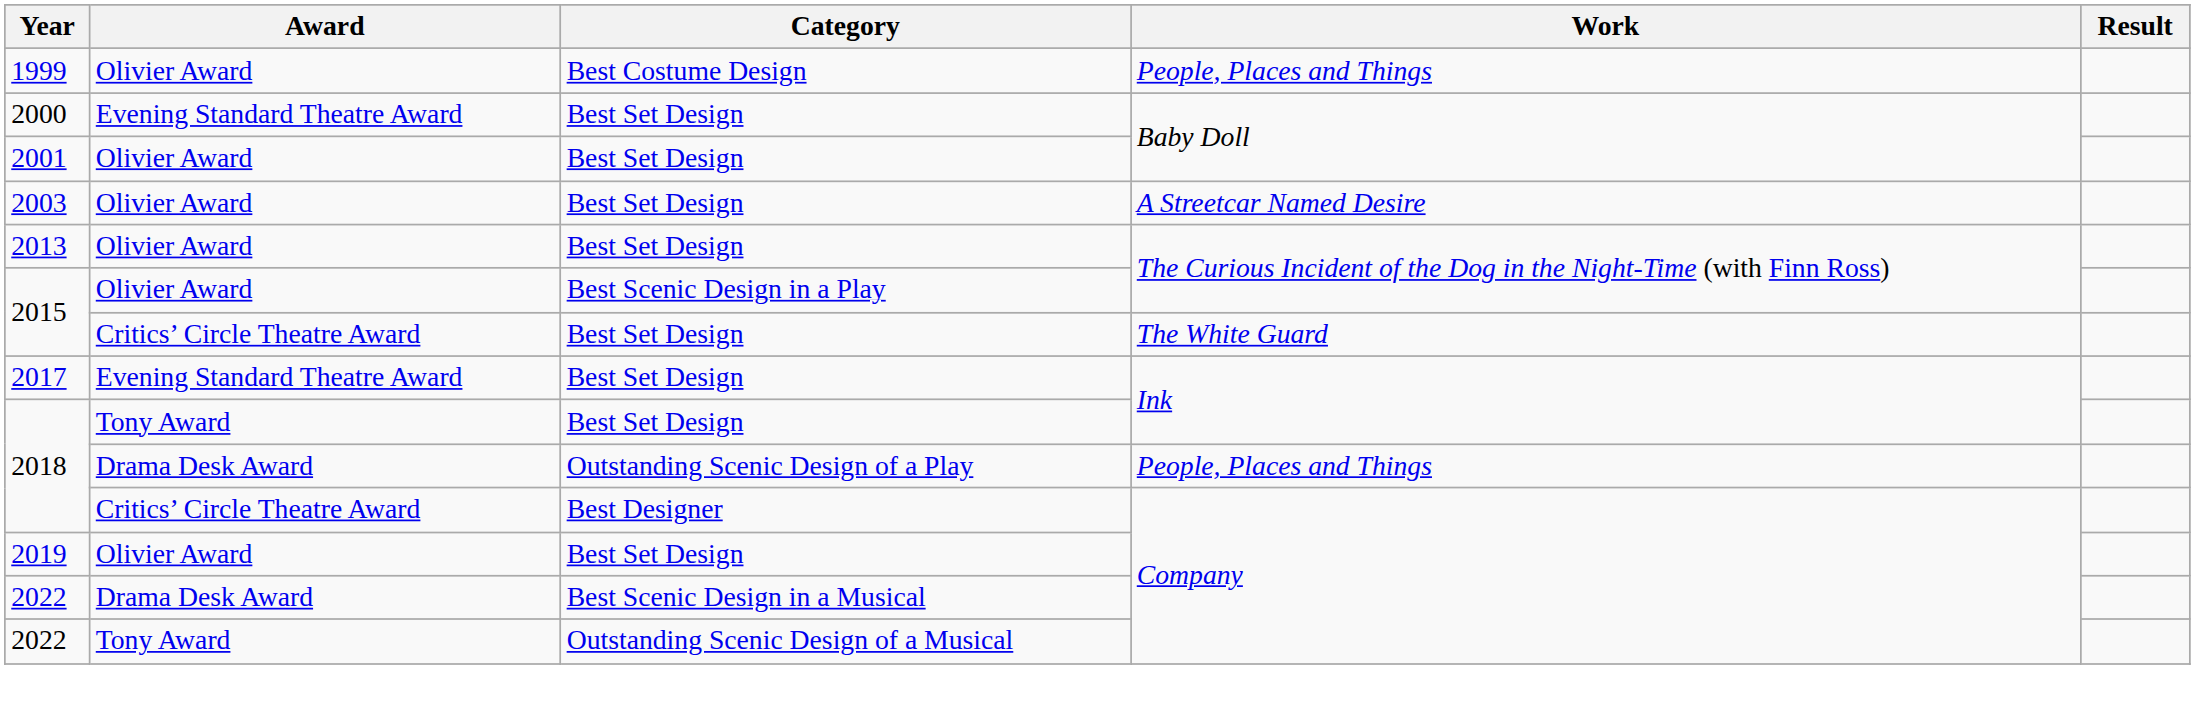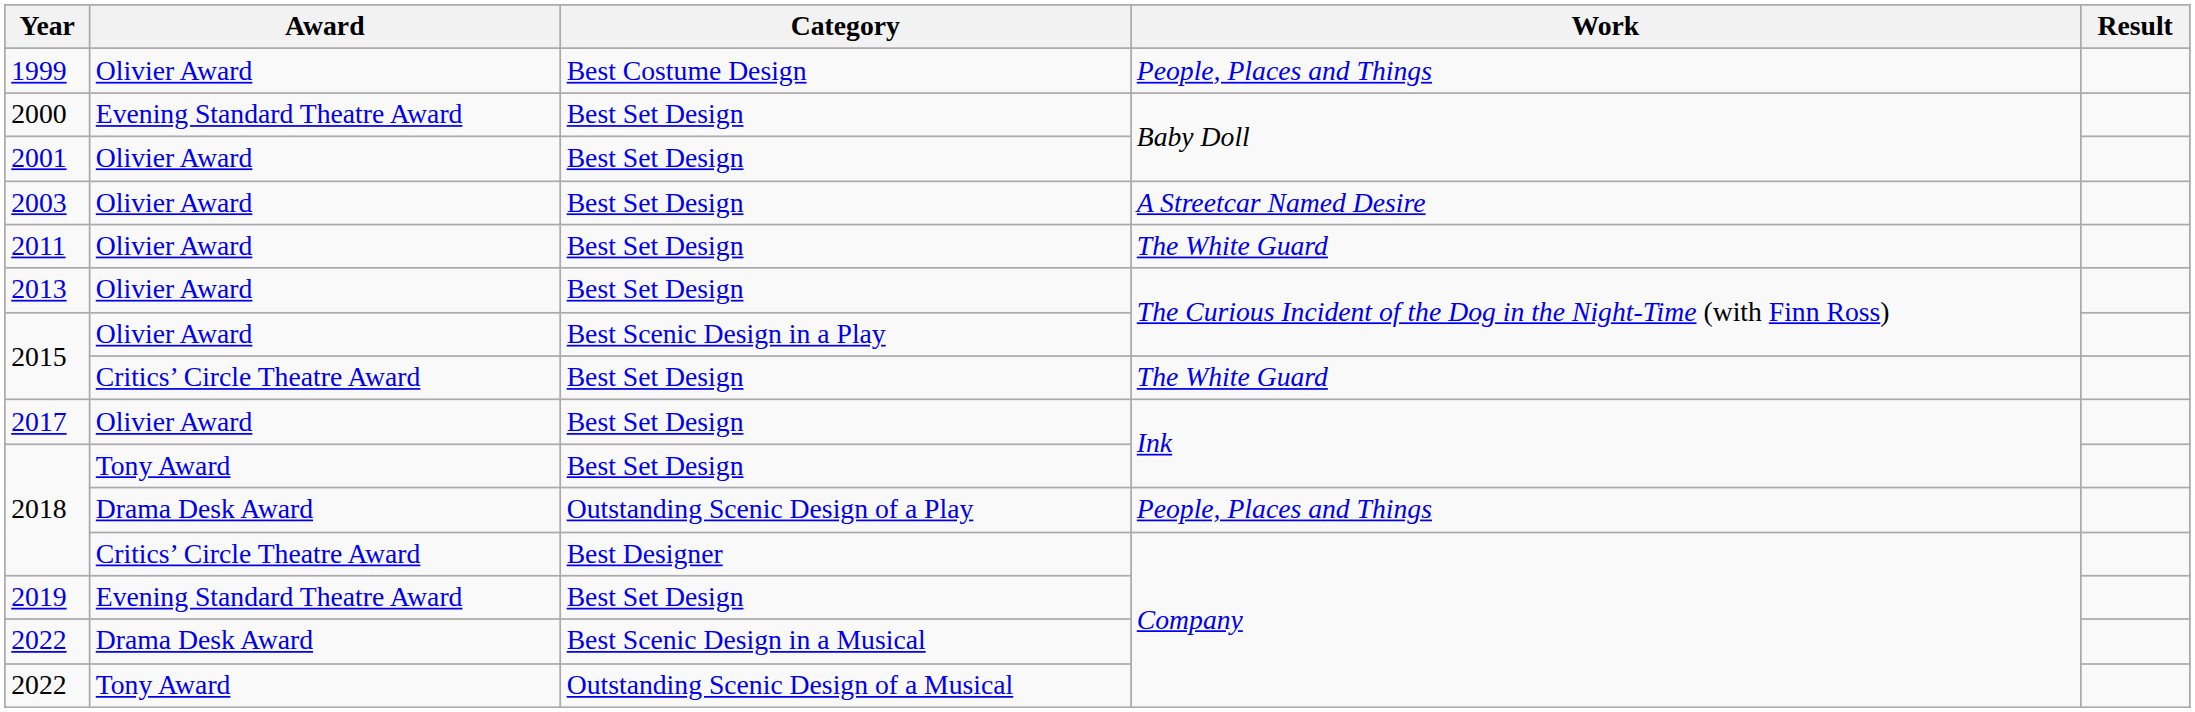+ row: (38, 245)
(279, 377) Evening Standard Theatre Award -> (174, 421) Olivier Award
(174, 553) Olivier Award -> (279, 597) Evening Standard Theatre Award
